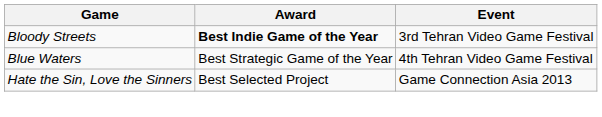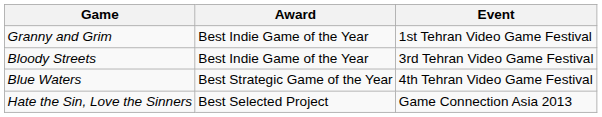+ row: (60, 36)
(288, 36) bold -> (283, 58) normal
